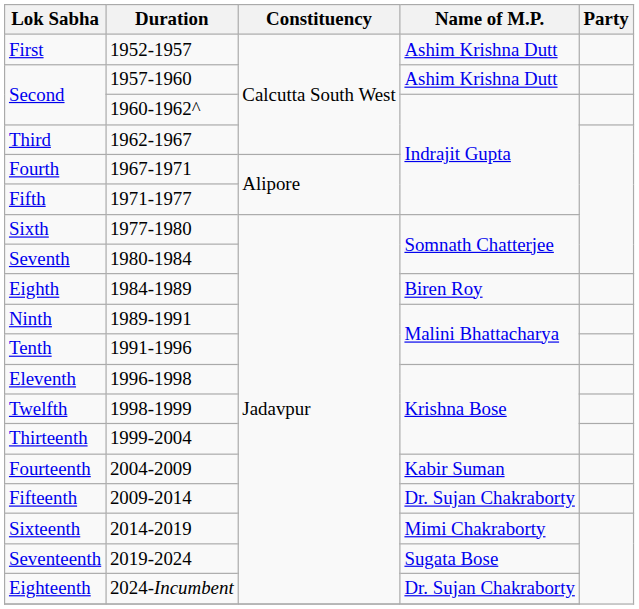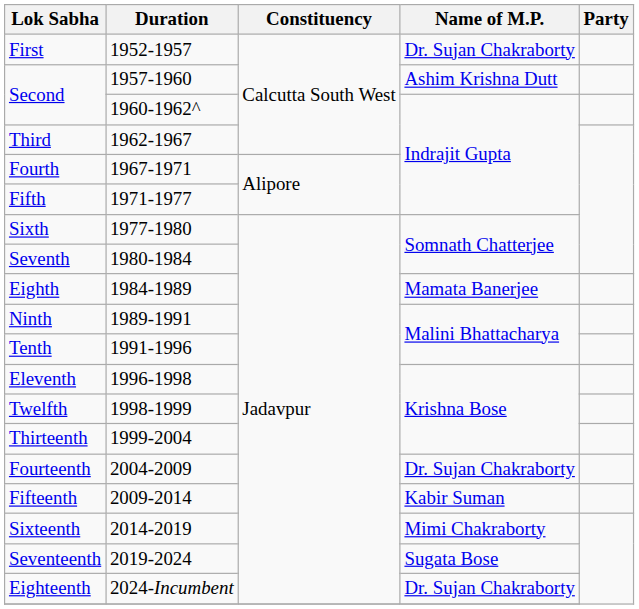(481, 49) Ashim Krishna Dutt -> (490, 49) Dr. Sujan Chakraborty
(443, 288) Biren Roy -> (471, 288) Mamata Banerjee
(455, 468) Kabir Suman -> (490, 468) Dr. Sujan Chakraborty
(490, 498) Dr. Sujan Chakraborty -> (455, 498) Kabir Suman
